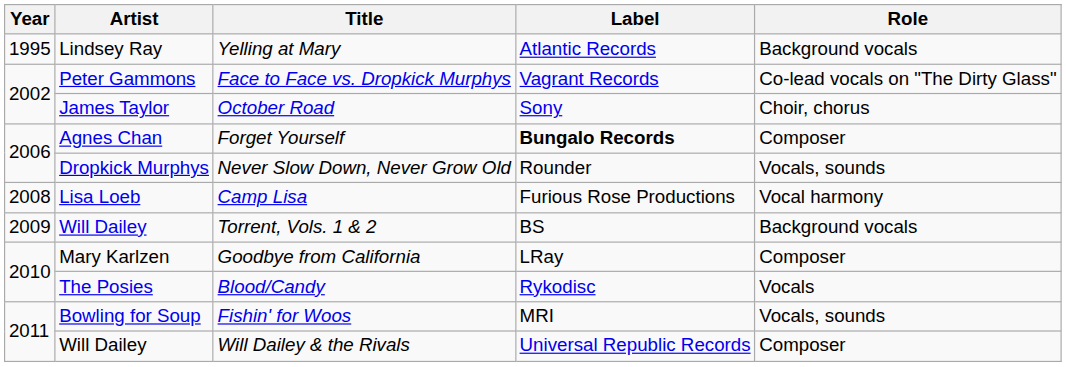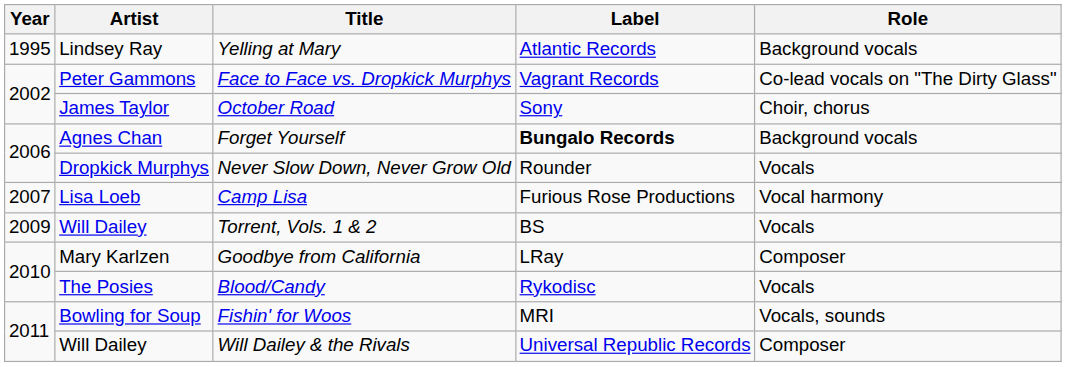(802, 138) Composer -> (838, 138) Background vocals
(822, 167) Vocals, sounds -> (787, 167) Vocals
(30, 197) 2008 -> (30, 197) 2007
(838, 227) Background vocals -> (787, 227) Vocals
